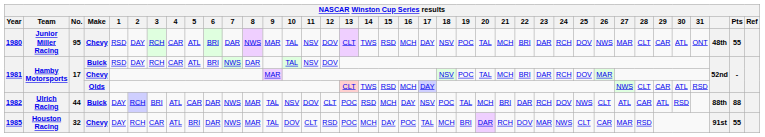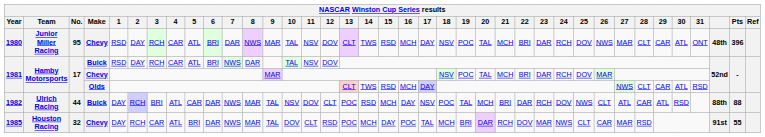(737, 42) 55 -> (737, 42) 396
